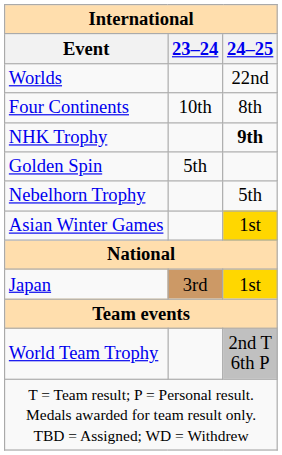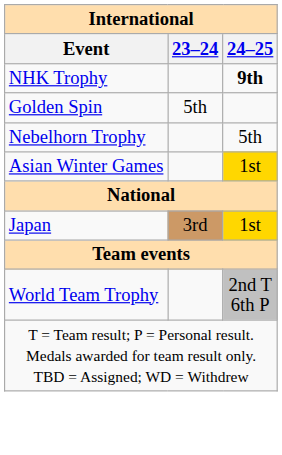- row: (35, 78)
- row: (69, 107)
